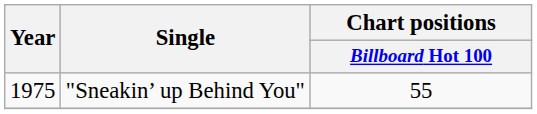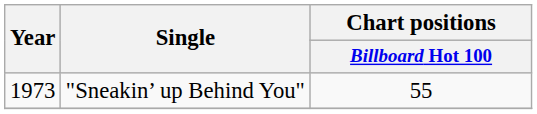(33, 90) 1975 -> (33, 90) 1973
